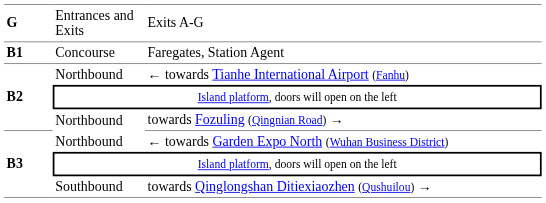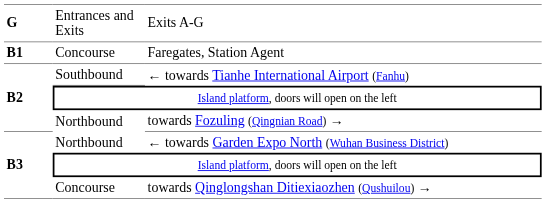(89, 74) Northbound -> (89, 74) Southbound
(89, 186) Southbound -> (85, 187) Concourse
